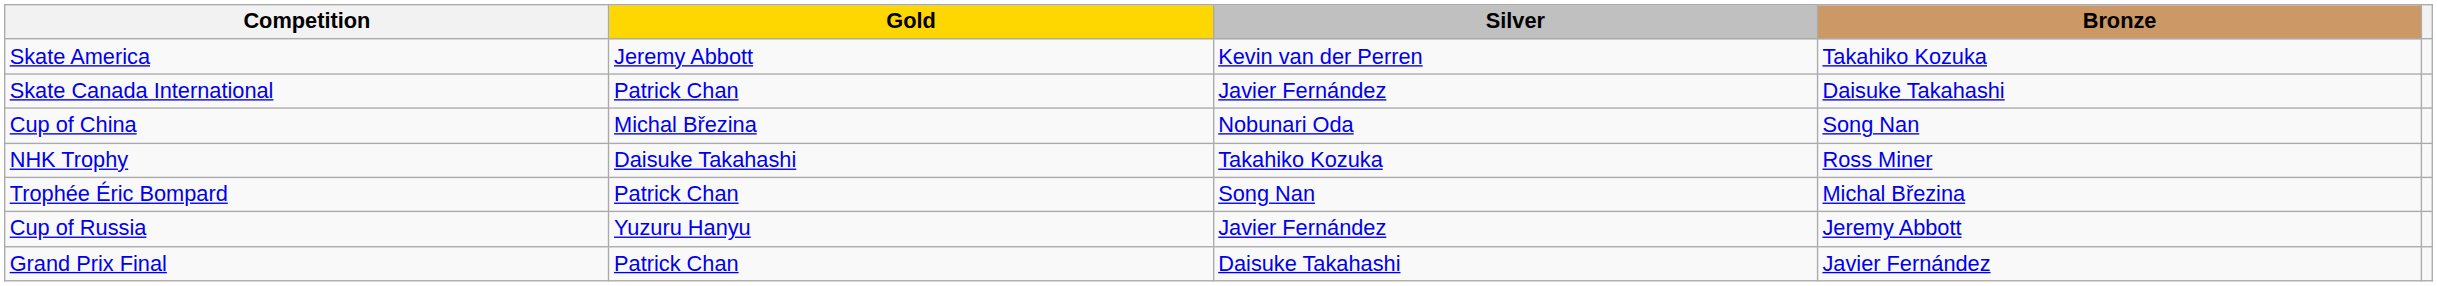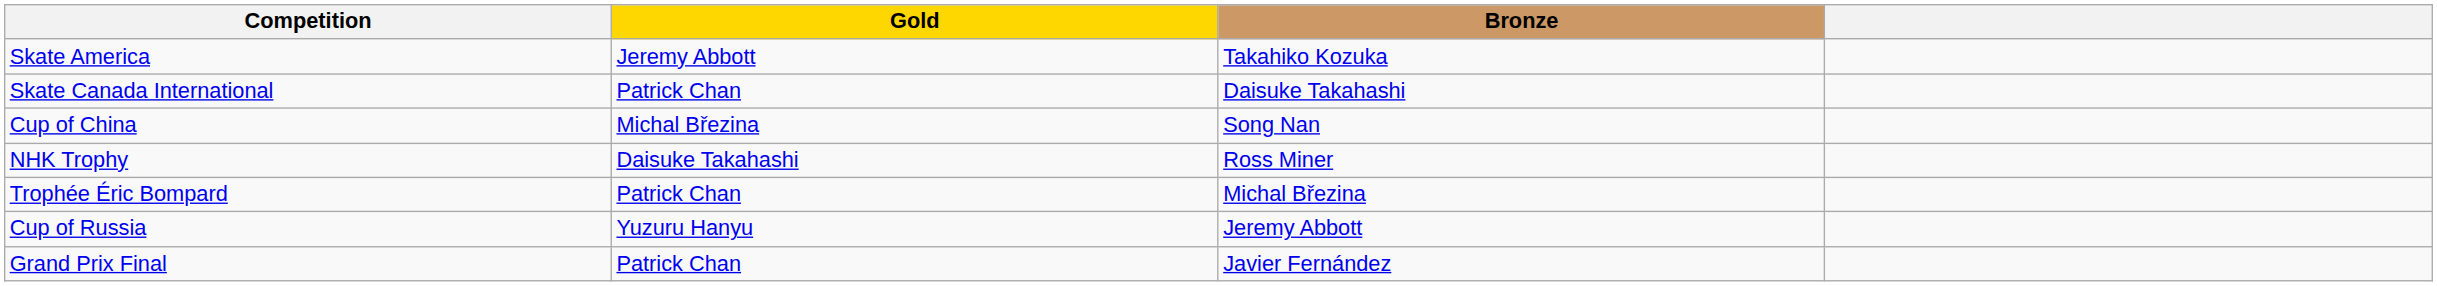- column: (1515, 21)
